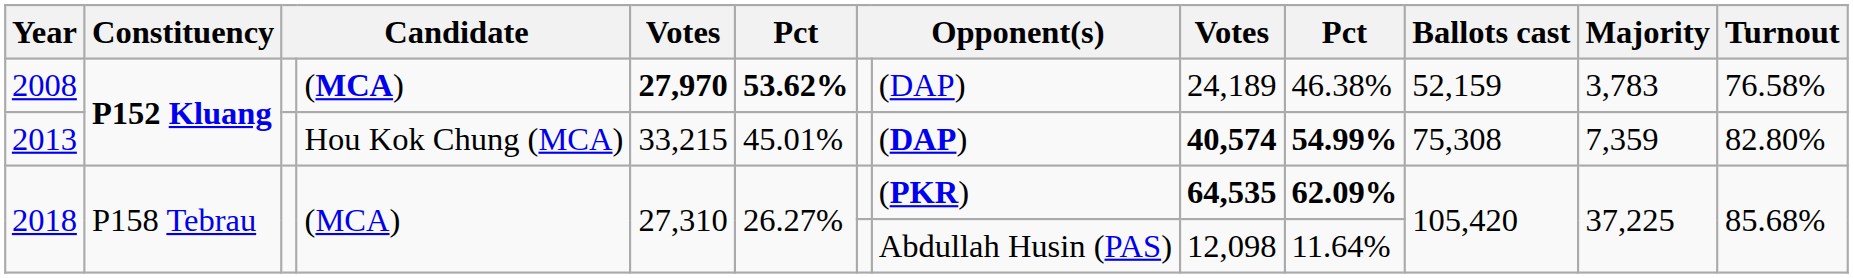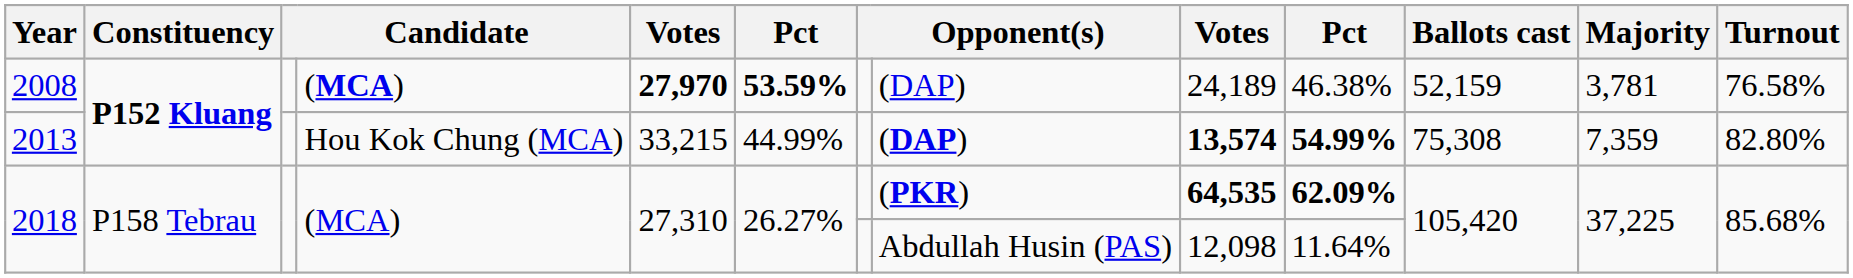(796, 84) 53.62% -> (796, 84) 53.59%
(1622, 84) 3,783 -> (1622, 84) 3,781
(793, 138) 45.01% -> (793, 138) 44.99%
(1232, 138) 40,574 -> (1232, 138) 13,574
